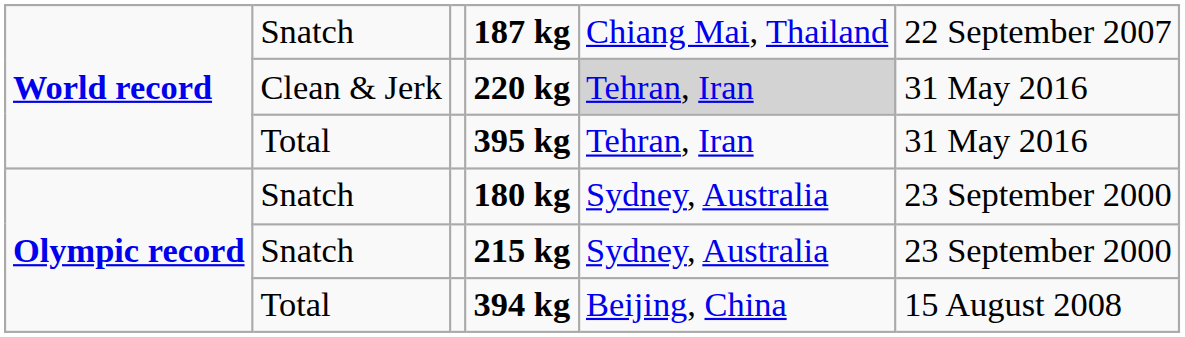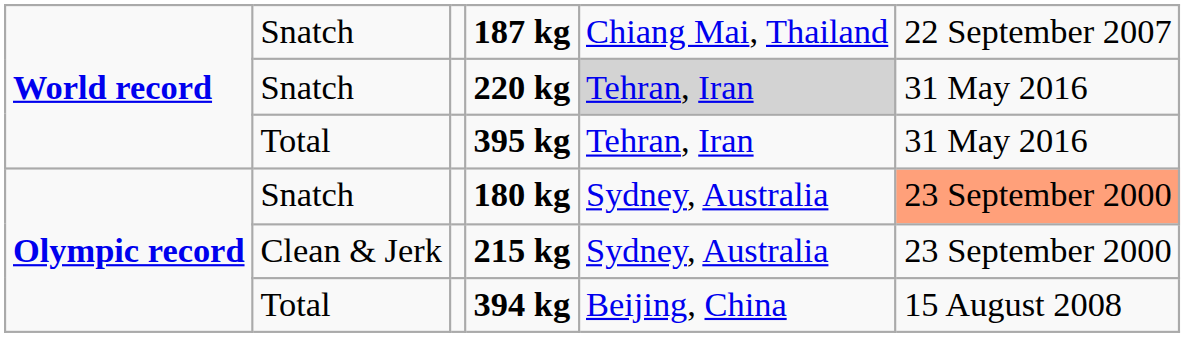(351, 86) Clean & Jerk -> (307, 86) Snatch
(1038, 195) no background -> (1038, 195) lightsalmon background
(307, 250) Snatch -> (351, 250) Clean & Jerk
